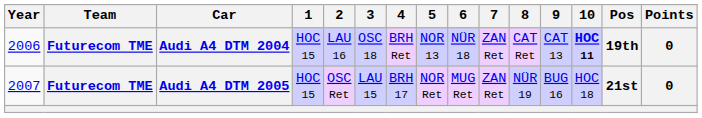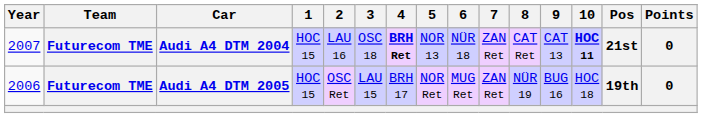(24, 47) 2006 -> (24, 47) 2007
(401, 46) normal -> (401, 47) bold
(622, 47) 19th -> (622, 47) 21st
(24, 86) 2007 -> (24, 86) 2006
(622, 86) 21st -> (622, 86) 19th
